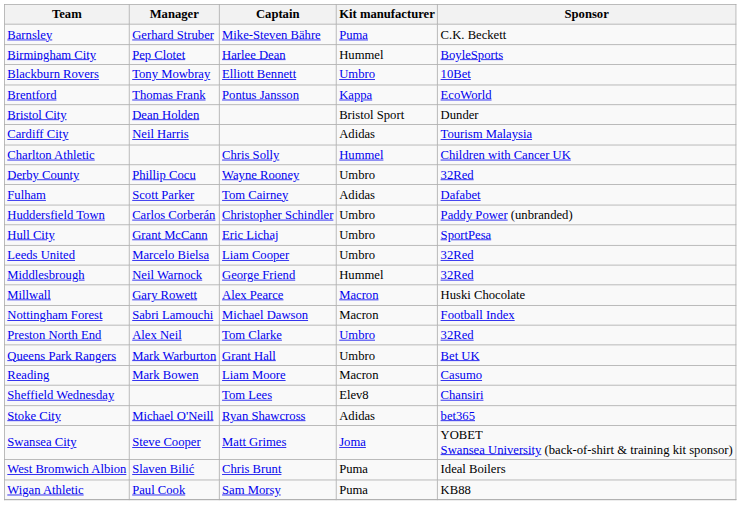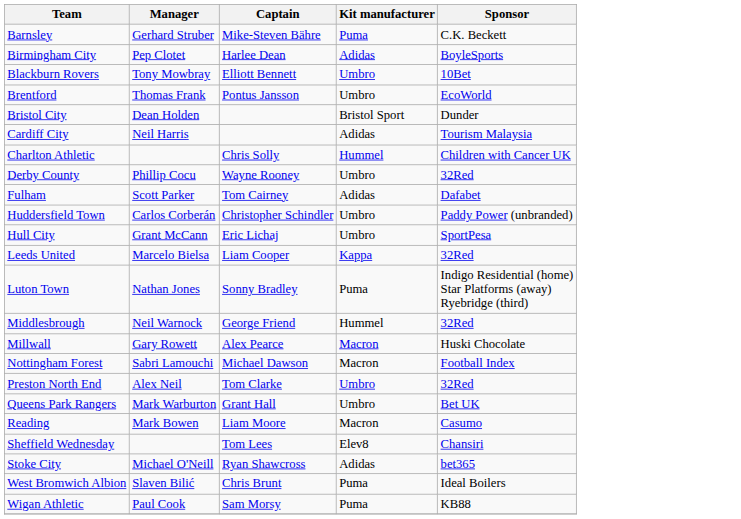(361, 54) Hummel -> (357, 54) Adidas
(356, 94) Kappa -> (357, 94) Umbro
(357, 255) Umbro -> (356, 255) Kappa
+ row: (38, 289)
- row: (42, 442)
